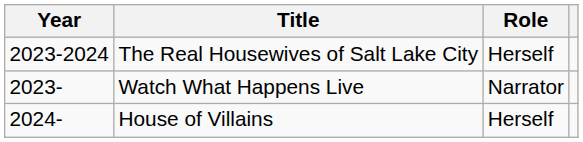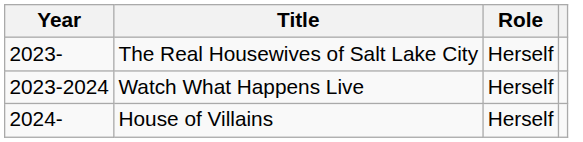(59, 53) 2023-2024 -> (36, 53) 2023-
(36, 86) 2023- -> (59, 86) 2023-2024
(526, 86) Narrator -> (521, 86) Herself
